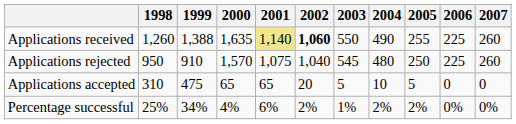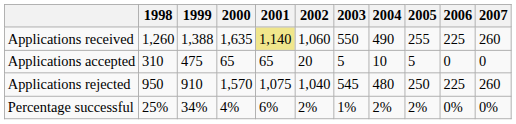(314, 38) bold -> (314, 38) normal
rows swapped: (72, 84) <-> (69, 61)
